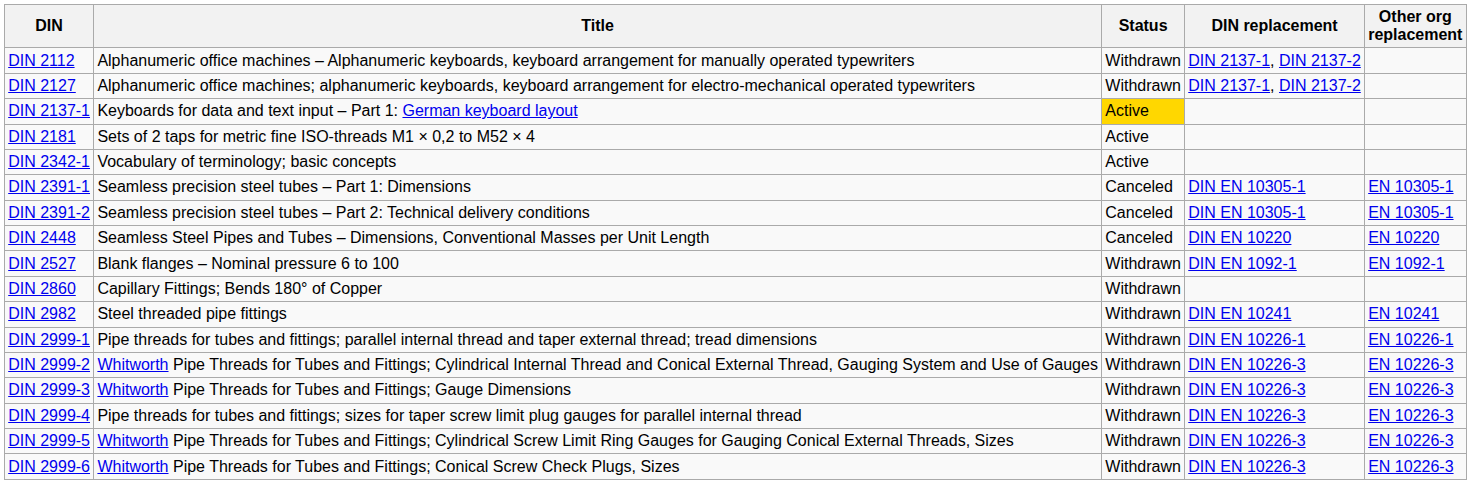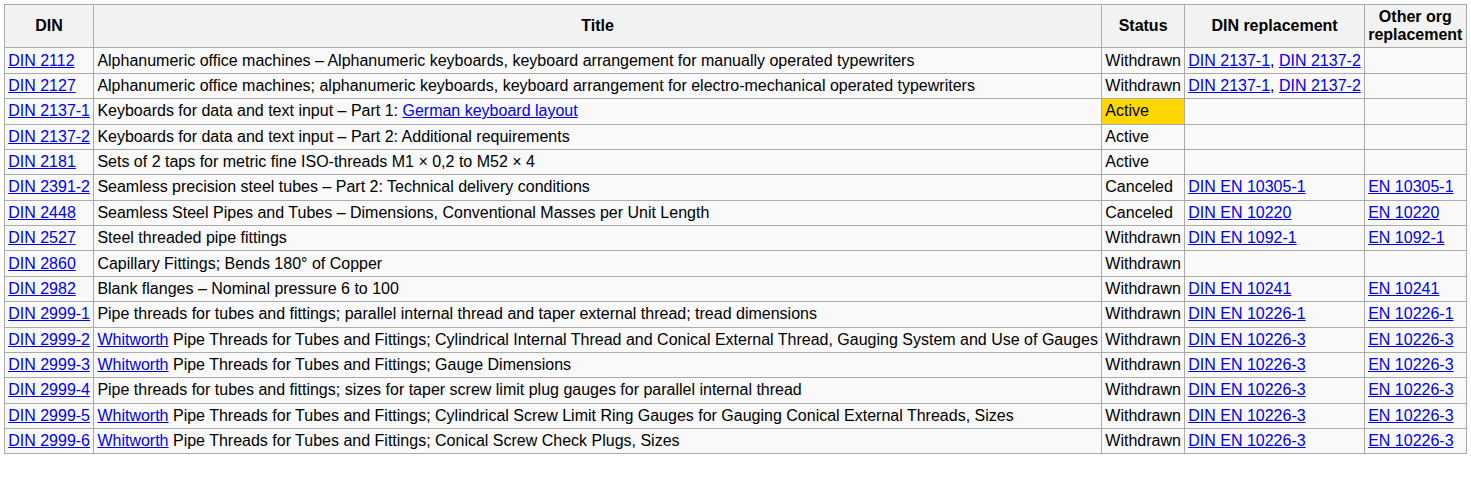+ row: (49, 136)
- row: (49, 162)
- row: (49, 187)
(248, 263) Blank flanges – Nominal pressure 6 to 100 -> (192, 238) Steel threaded pipe fittings
(192, 314) Steel threaded pipe fittings -> (248, 288) Blank flanges – Nominal pressure 6 to 100
